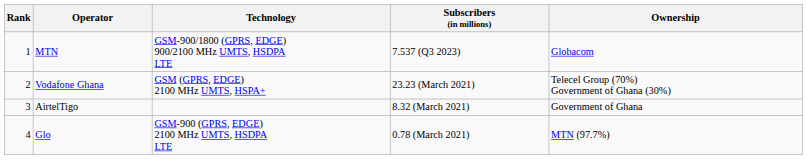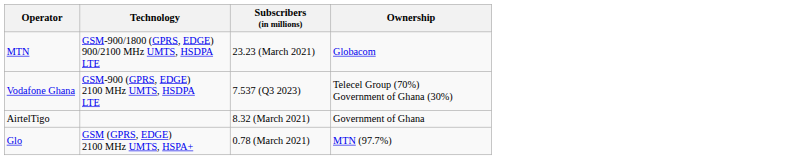- column: (19, 18)
(426, 51) 7.537 (Q3 2023) -> (274, 51) 23.23 (March 2021)
(210, 85) GSM (GPRS, EDGE) 2100 MHz UMTS, HSPA+ -> (138, 91) GSM-900 (GPRS, EDGE) 2100 MHz UMTS, HSDPA LTE
(433, 85) 23.23 (March 2021) -> (267, 91) 7.537 (Q3 2023)
(211, 135) GSM-900 (GPRS, EDGE) 2100 MHz UMTS, HSDPA LTE -> (138, 140) GSM (GPRS, EDGE) 2100 MHz UMTS, HSPA+
